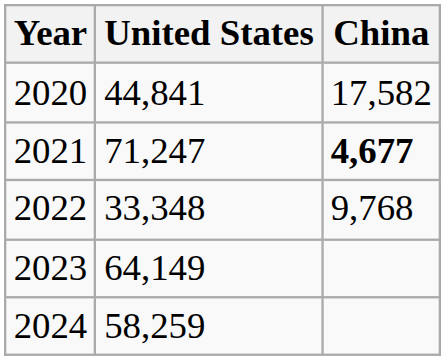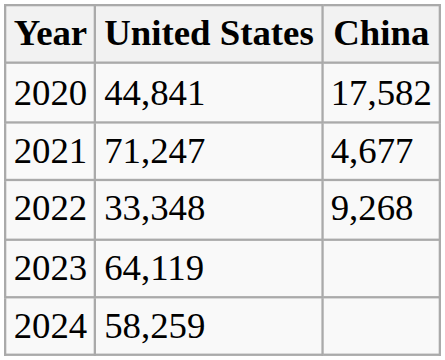(372, 150) bold -> (372, 150) normal
(372, 208) 9,768 -> (372, 208) 9,268
(155, 267) 64,149 -> (154, 267) 64,119
